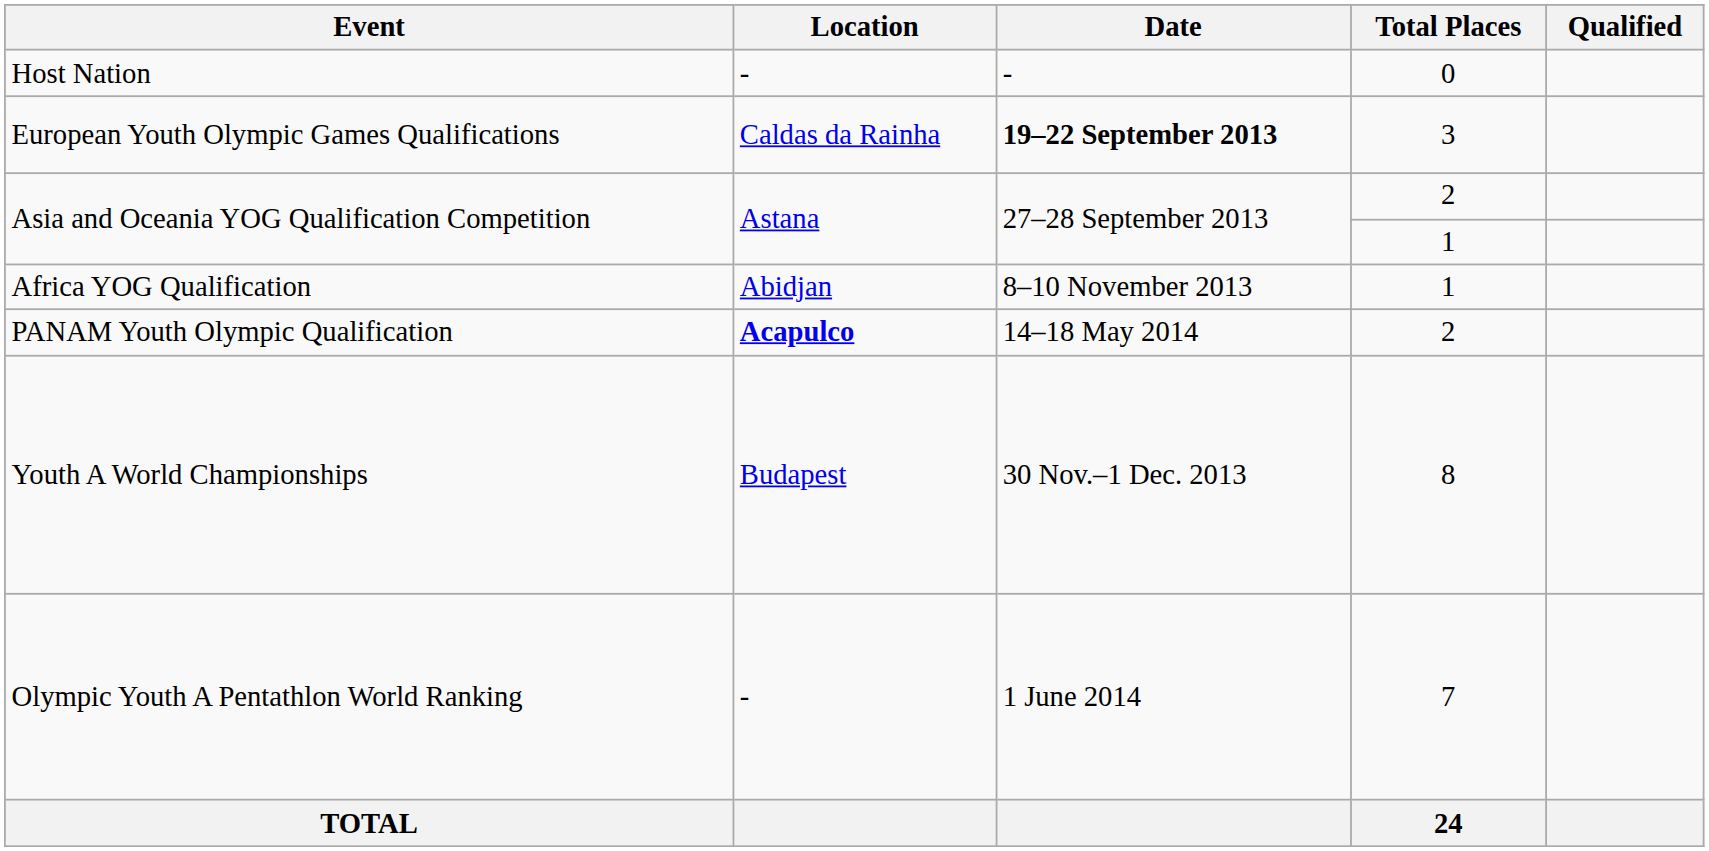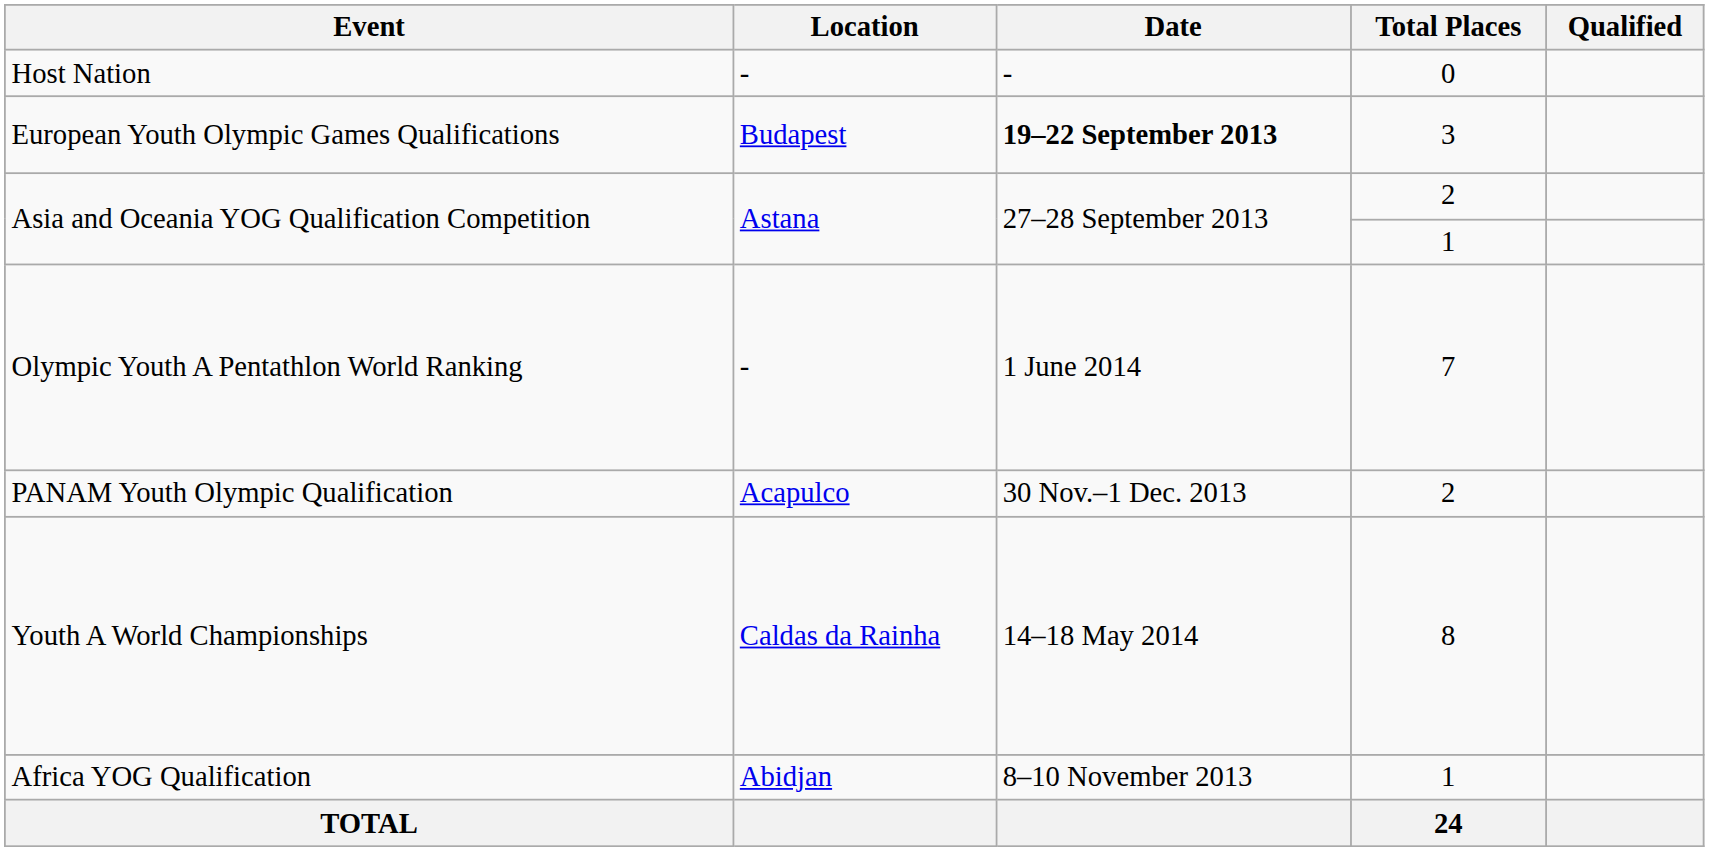(840, 134) Caldas da Rainha -> (793, 134) Budapest
rows swapped: (161, 286) <-> (267, 696)
(797, 331) bold -> (795, 493) normal
(1101, 331) 14–18 May 2014 -> (1125, 493) 30 Nov.–1 Dec. 2013
(793, 474) Budapest -> (840, 635) Caldas da Rainha
(1125, 474) 30 Nov.–1 Dec. 2013 -> (1101, 635) 14–18 May 2014
